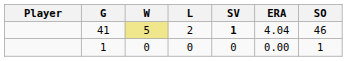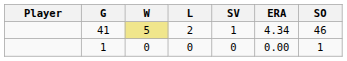(233, 30) bold -> (233, 30) normal
(277, 30) 4.04 -> (277, 30) 4.34
